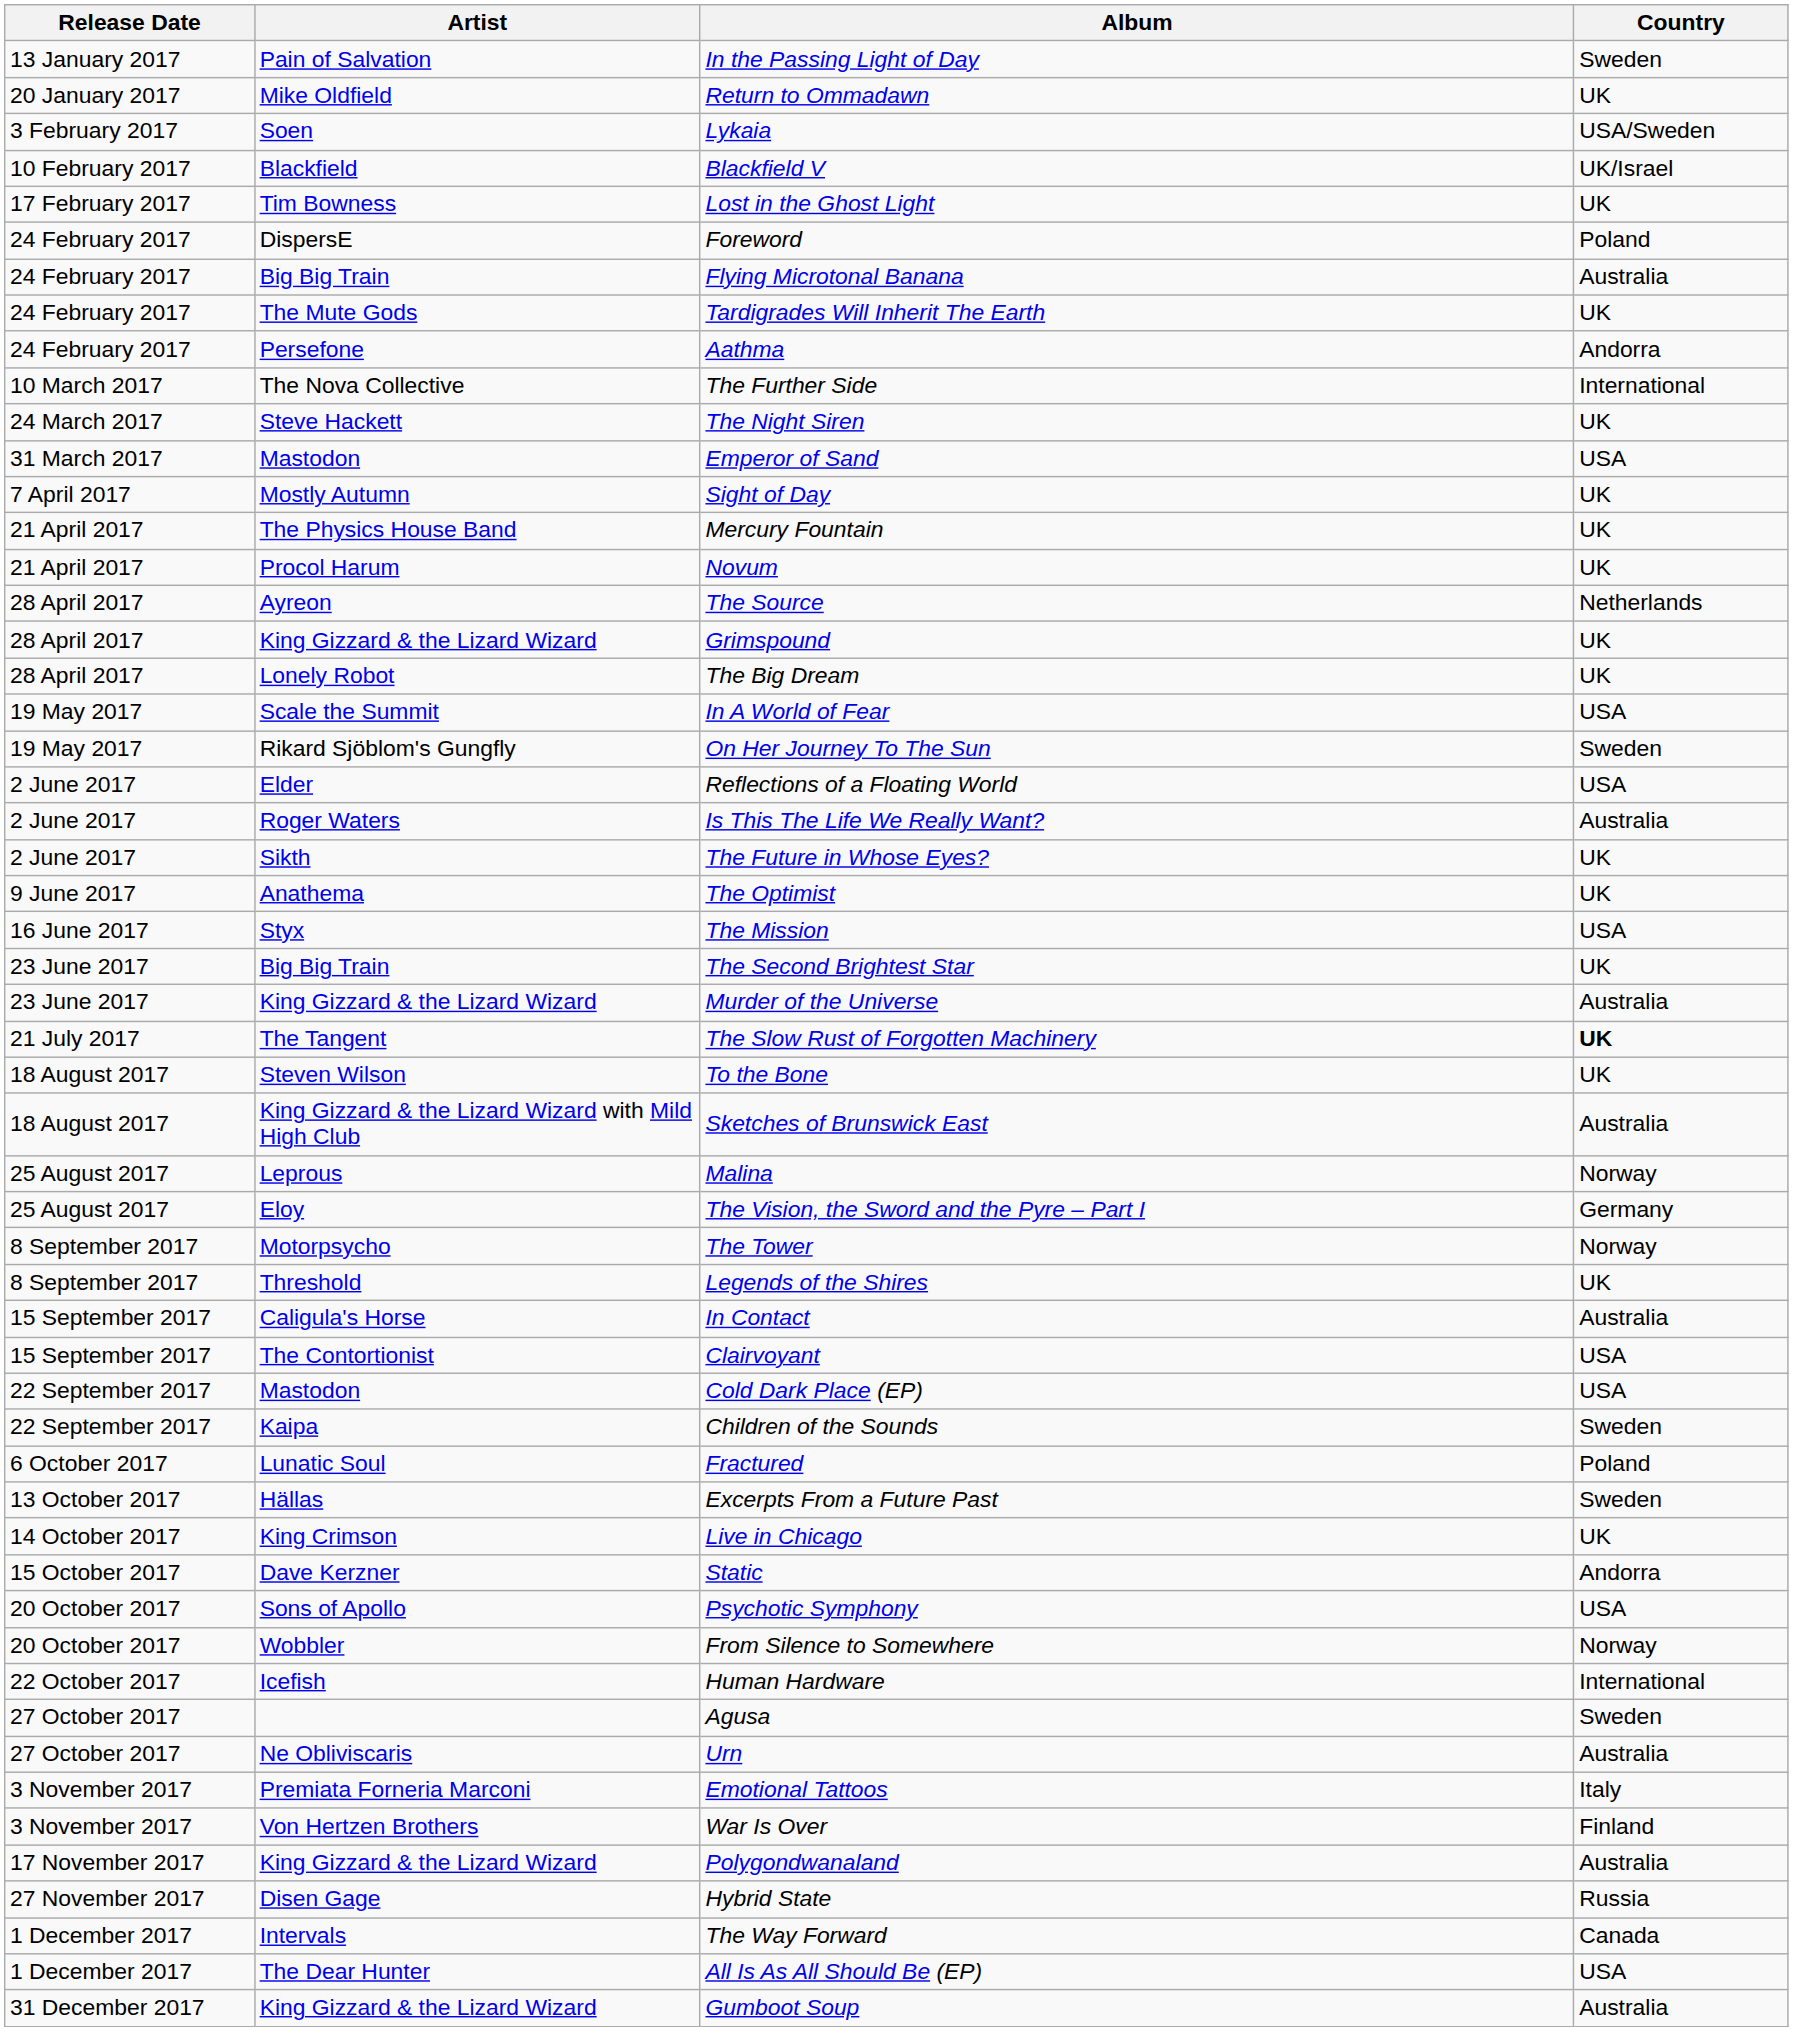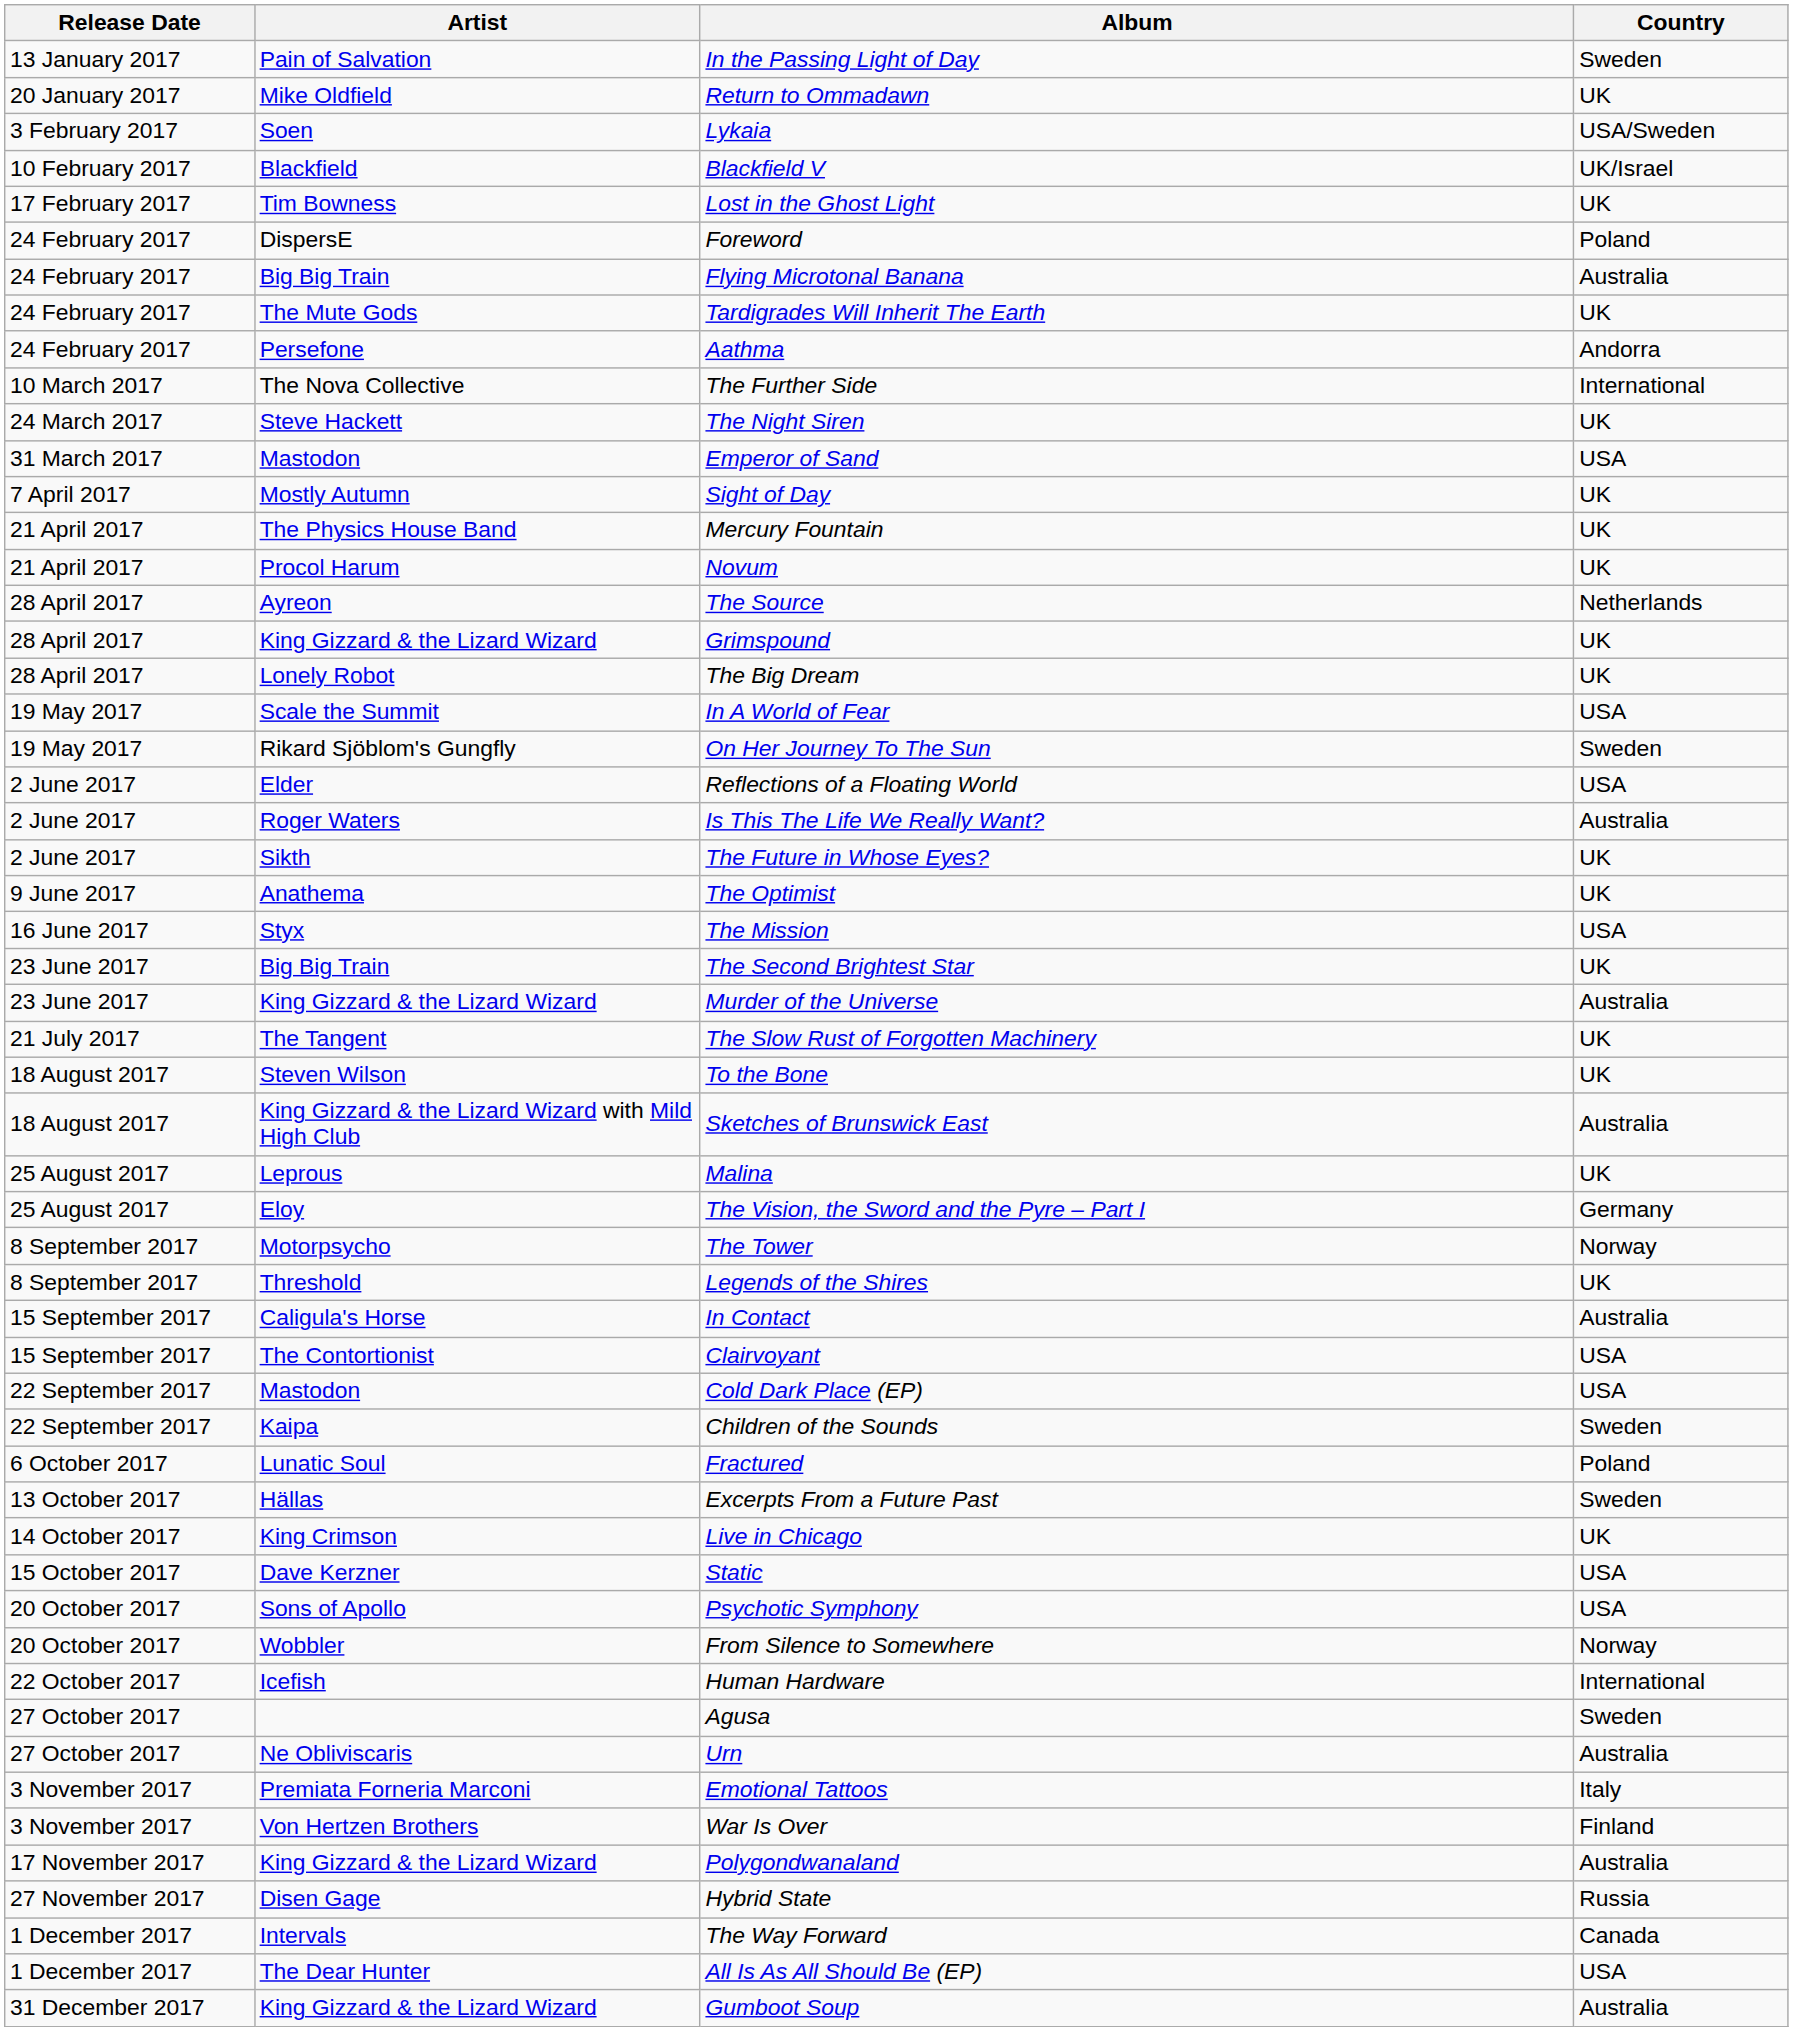(1596, 1038) bold -> (1595, 1038) normal
(1618, 1173) Norway -> (1595, 1173) UK
(1620, 1572) Andorra -> (1603, 1572) USA
